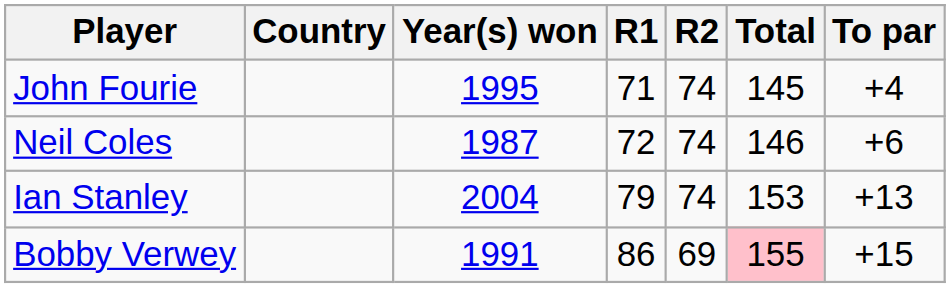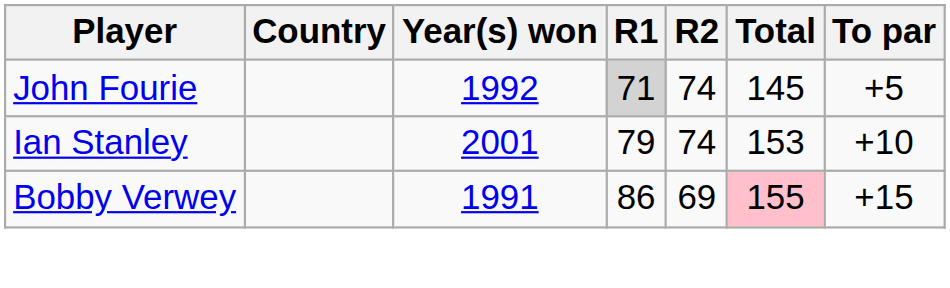(500, 87) 1995 -> (500, 87) 1992
(636, 87) no background -> (636, 87) lightgrey background
(884, 87) +4 -> (884, 87) +5
- row: (93, 142)
(500, 198) 2004 -> (500, 142) 2001
(884, 198) +13 -> (884, 142) +10
